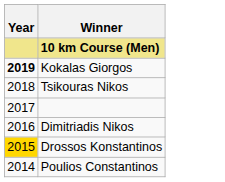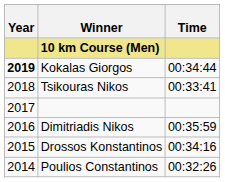+ column: (192, 28)
(21, 147) gold background -> (21, 147) no background
